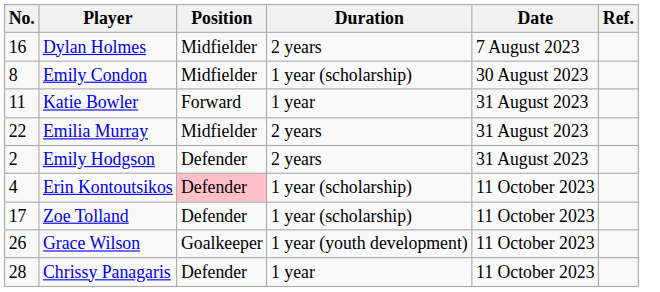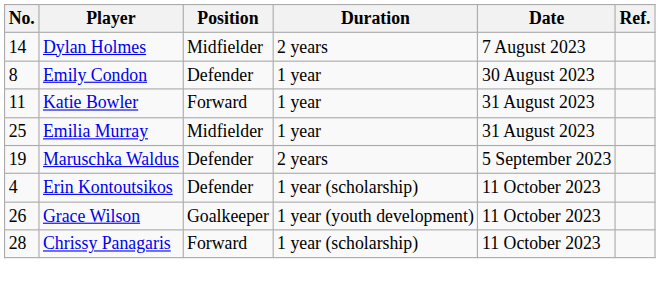(18, 46) 16 -> (18, 46) 14
(219, 74) Midfielder -> (220, 74) Defender
(341, 74) 1 year (scholarship) -> (299, 74) 1 year
(18, 131) 22 -> (18, 131) 25
(296, 131) 2 years -> (299, 131) 1 year
- row: (99, 159)
+ row: (111, 159)
(214, 187) pink background -> (220, 187) no background
- row: (86, 215)
(214, 272) Defender -> (217, 243) Forward
(293, 272) 1 year -> (348, 243) 1 year (scholarship)
